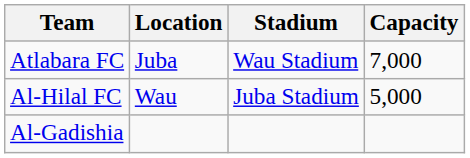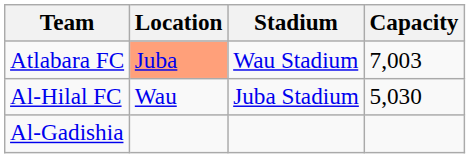(156, 59) no background -> (156, 59) lightsalmon background
(396, 59) 7,000 -> (396, 59) 7,003
(396, 96) 5,000 -> (396, 96) 5,030
